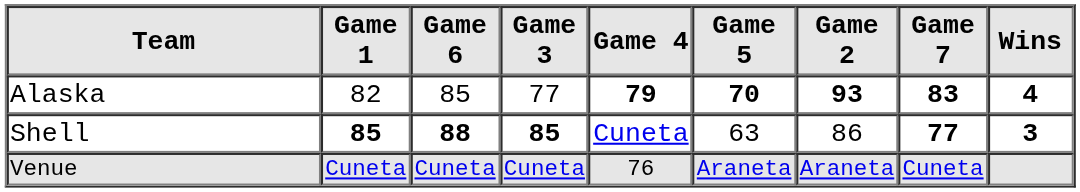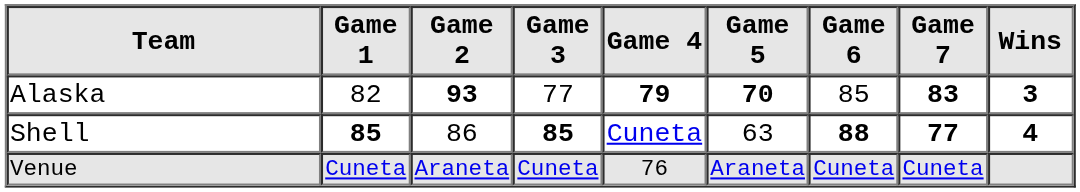columns swapped: (847, 41) <-> (455, 41)
(1030, 95) 4 -> (1030, 95) 3
(1030, 134) 3 -> (1030, 134) 4
